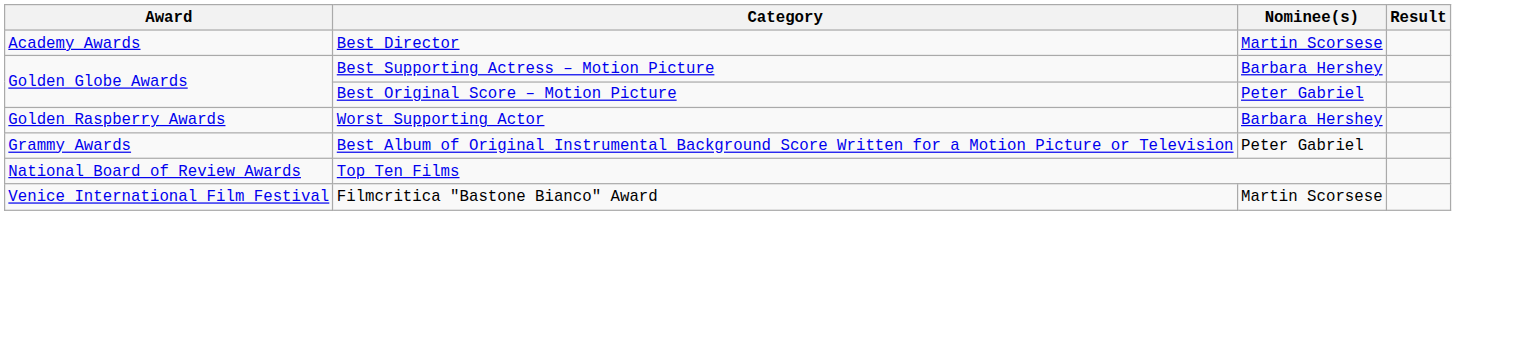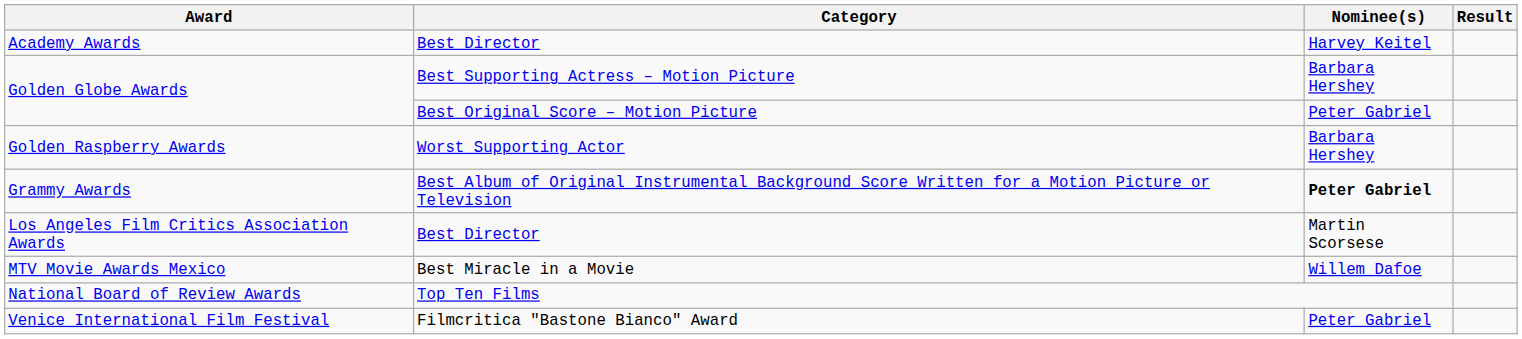(1312, 43) Martin Scorsese -> (1370, 43) Harvey Keitel
(1302, 146) normal -> (1370, 191) bold
+ row: (178, 235)
+ row: (117, 269)
(1312, 197) Martin Scorsese -> (1370, 321) Peter Gabriel
